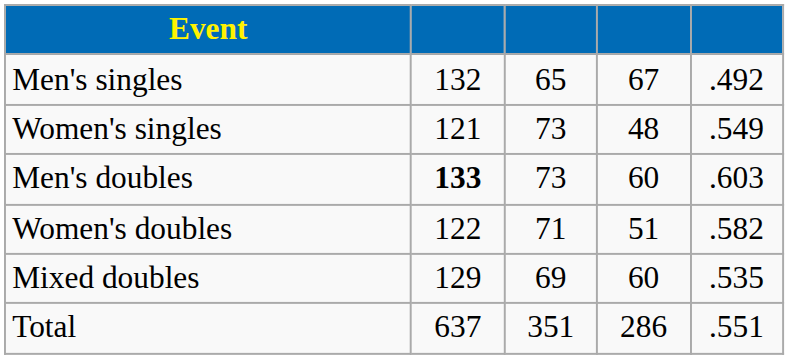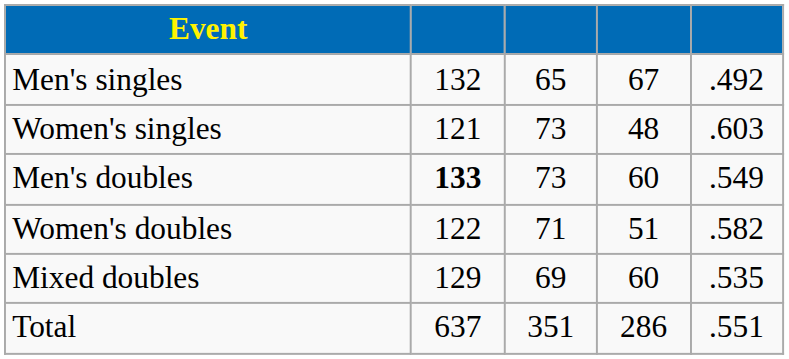(736, 128) .549 -> (736, 128) .603
(736, 178) .603 -> (736, 178) .549
